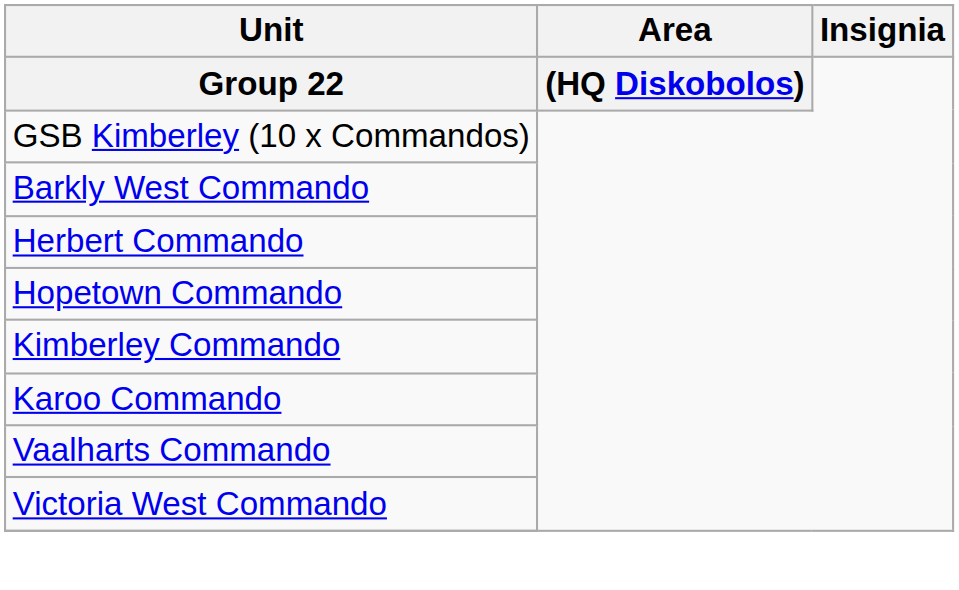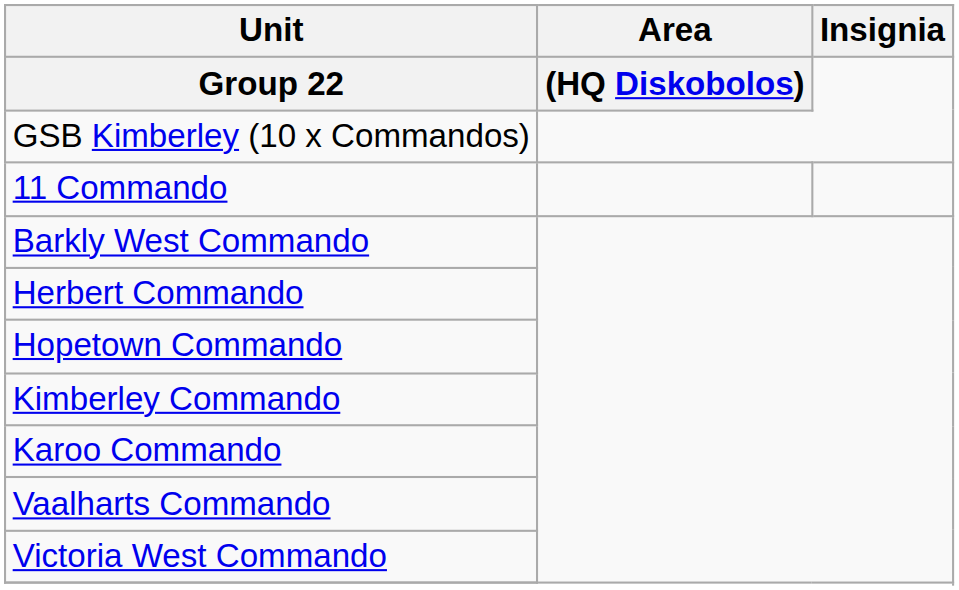+ row: (120, 188)
